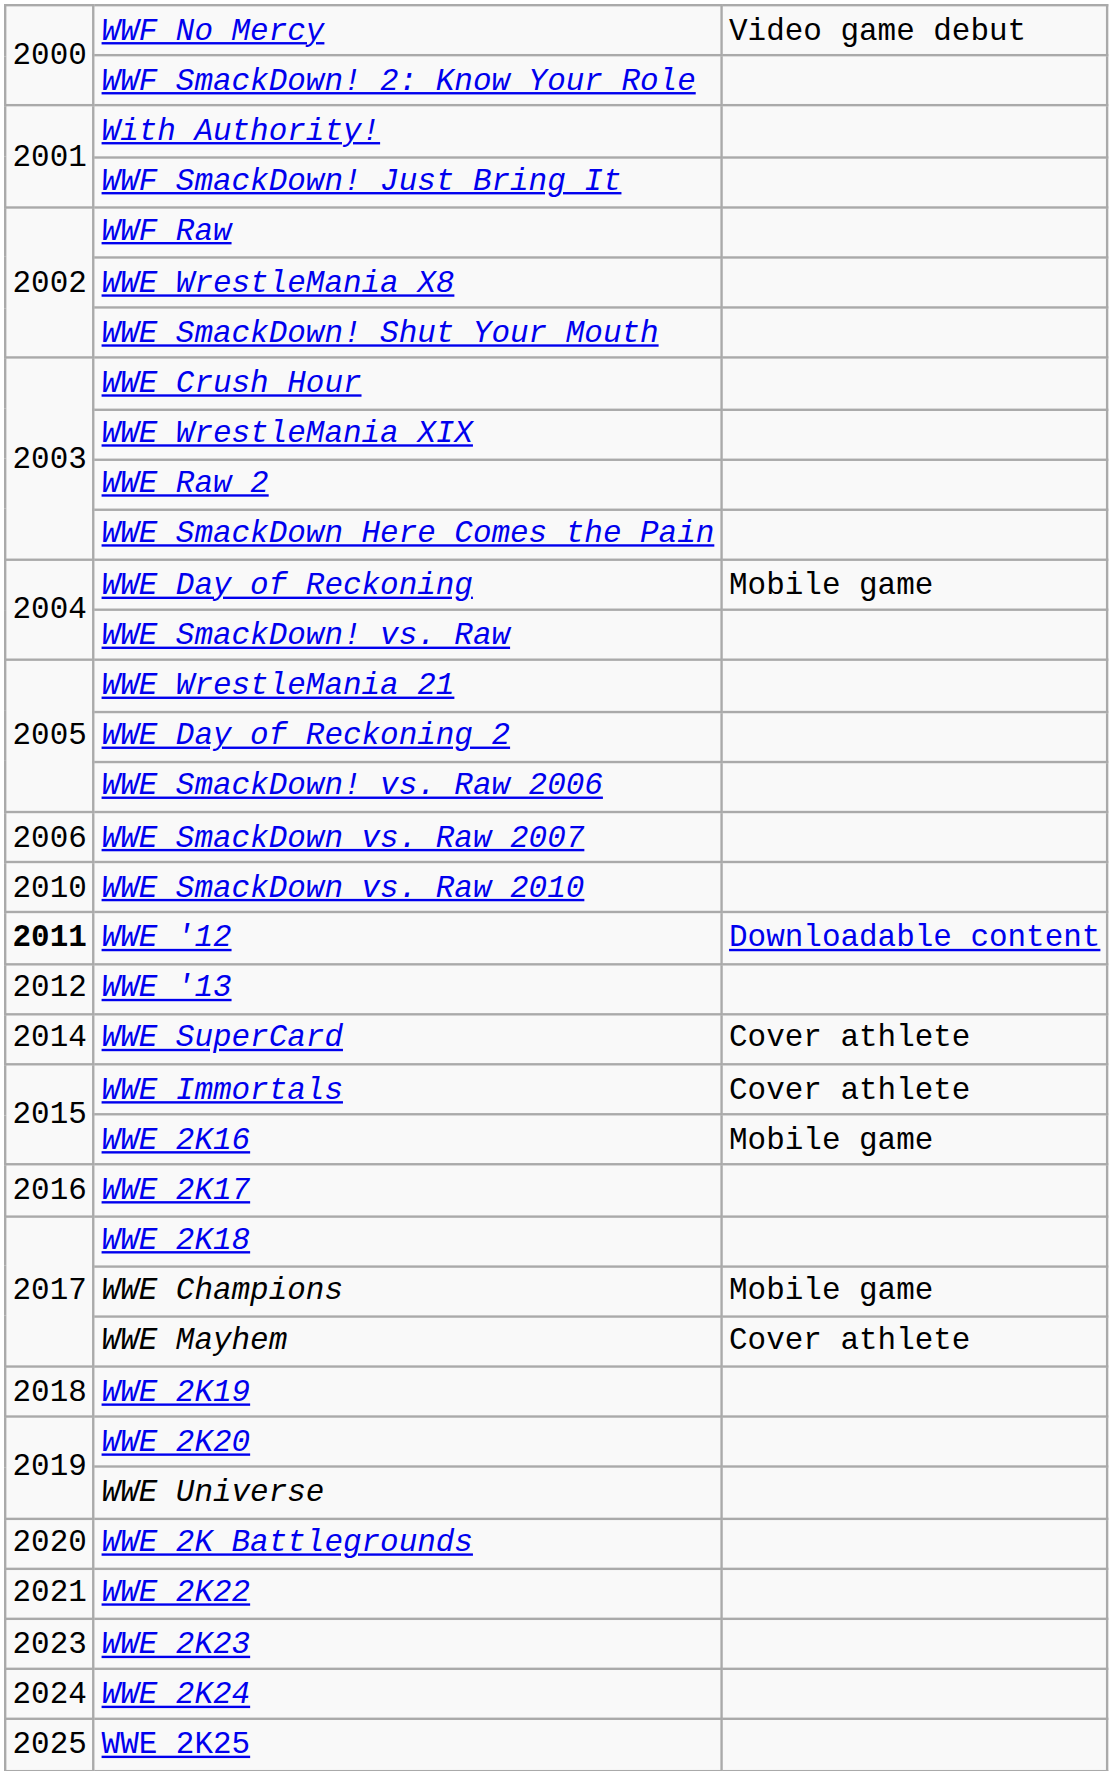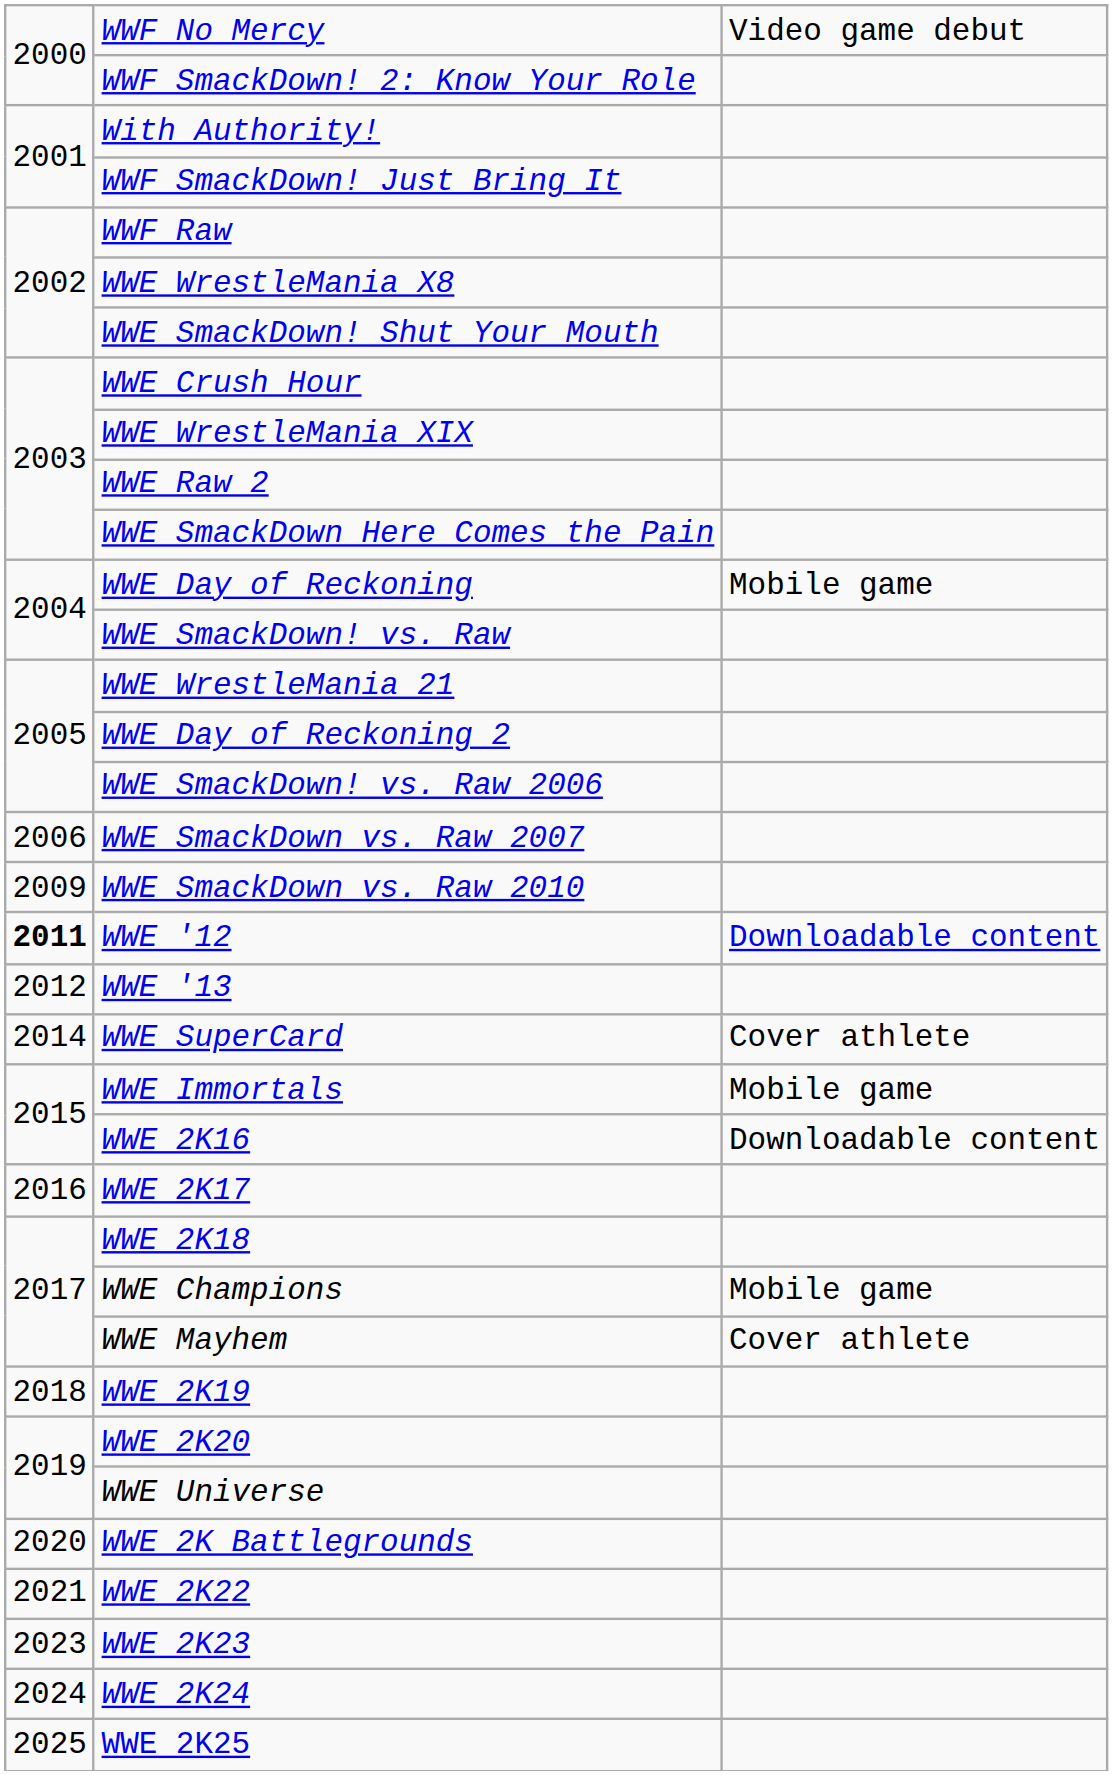(50, 888) 2010 -> (50, 888) 2009
(850, 1089) Cover athlete -> (831, 1089) Mobile game
(831, 1140) Mobile game -> (915, 1140) Downloadable content
